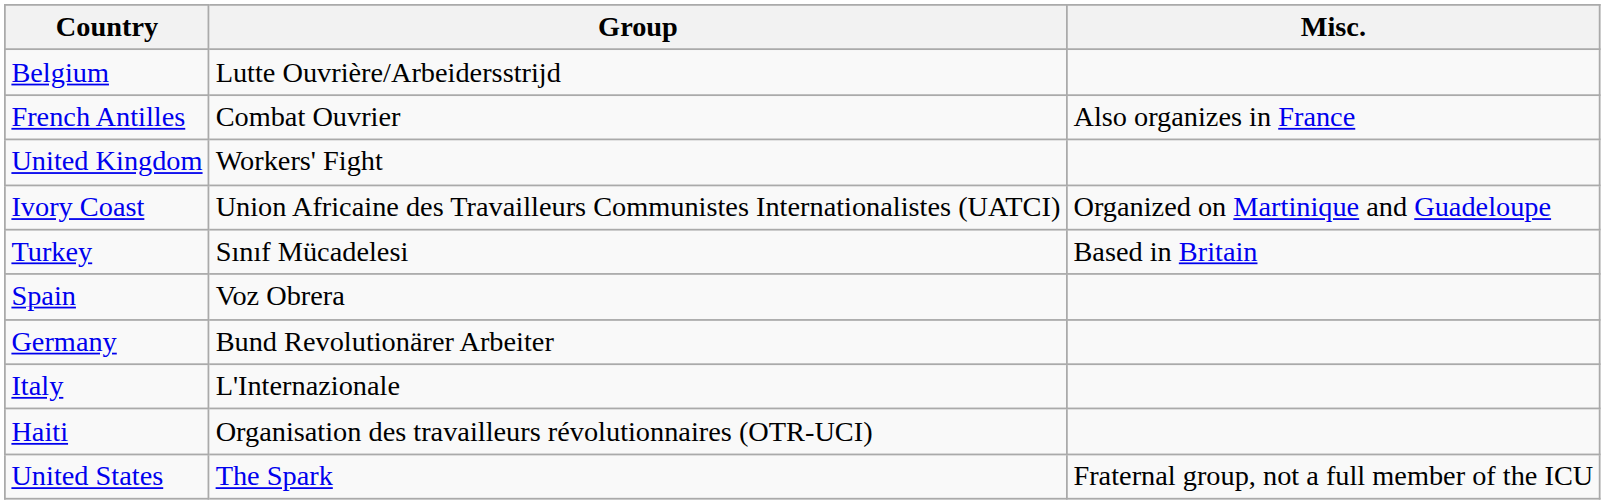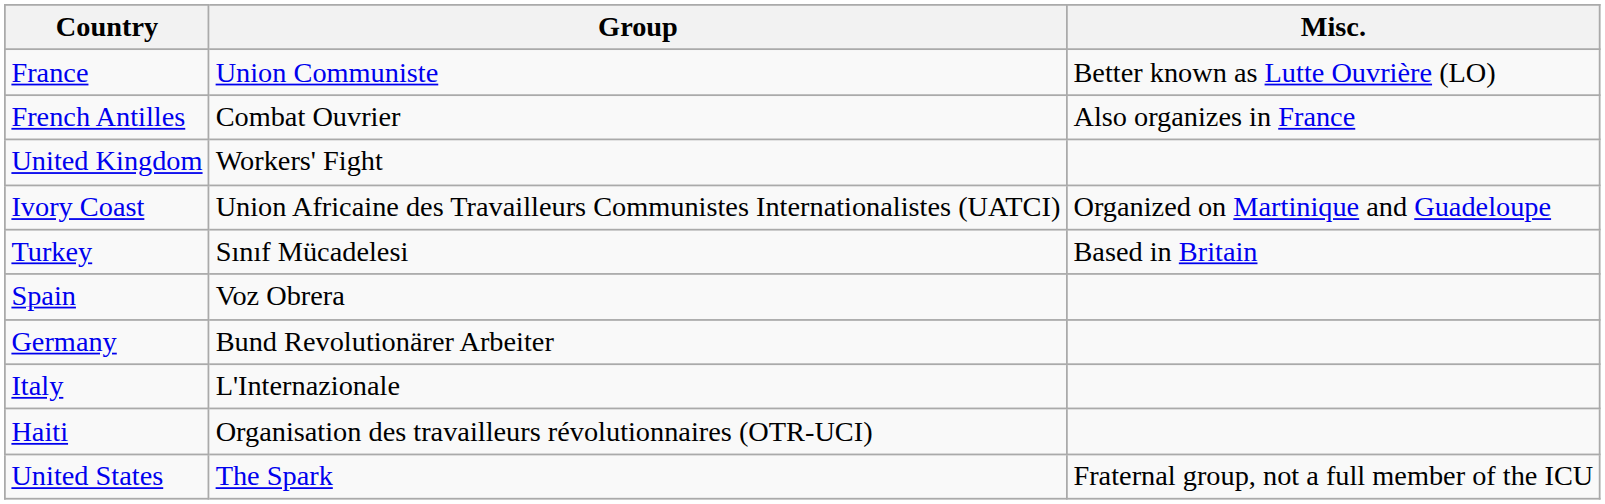- row: (60, 71)
+ row: (50, 71)
